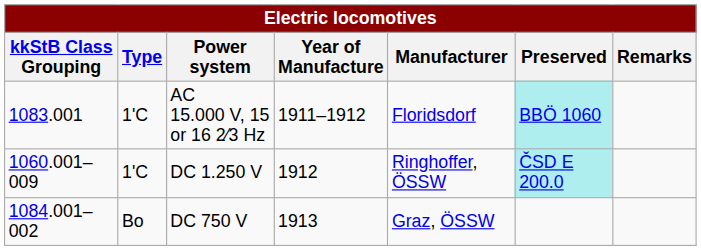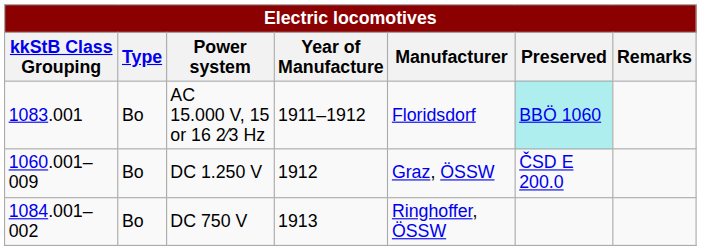(135, 114) 1'C -> (133, 114) Bo
(135, 173) 1'C -> (133, 173) Bo
(435, 173) Ringhoffer, ÖSSW -> (443, 173) Graz, ÖSSW
(546, 173) paleturquoise background -> (546, 173) no background
(443, 221) Graz, ÖSSW -> (435, 221) Ringhoffer, ÖSSW
